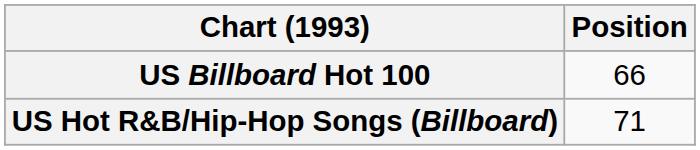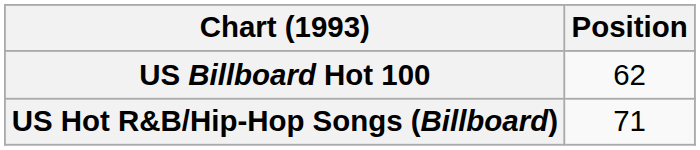(630, 74) 66 -> (630, 74) 62
